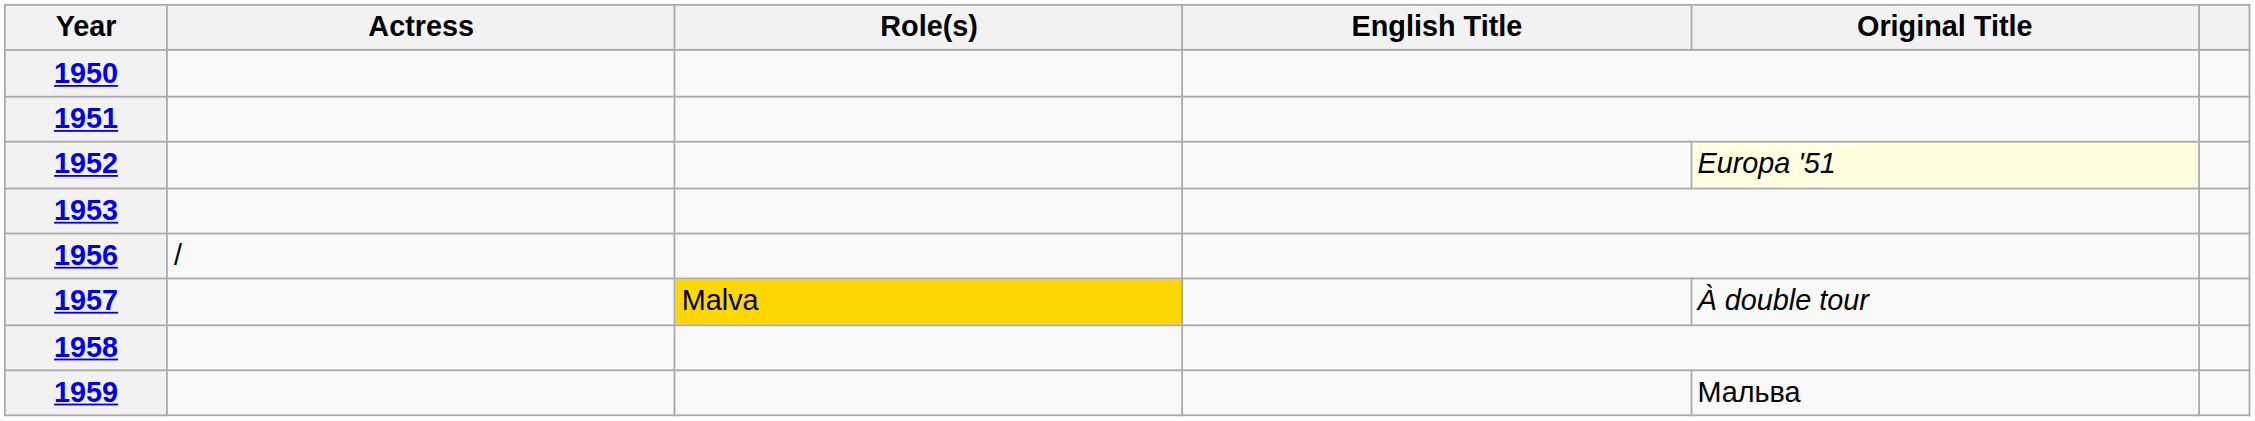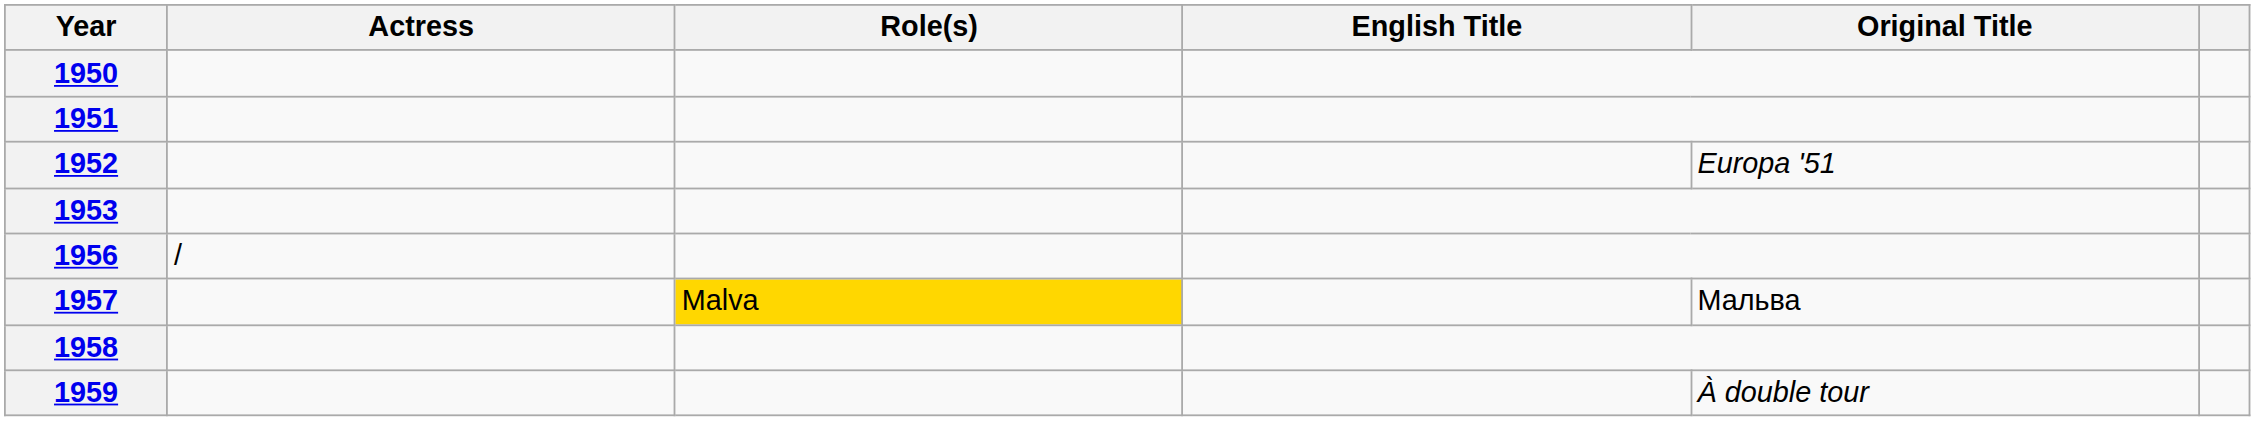(1767, 164) lightyellow background -> (1767, 164) no background
(1783, 301) À double tour -> (1749, 301) Мальва
(1749, 392) Мальва -> (1783, 392) À double tour
